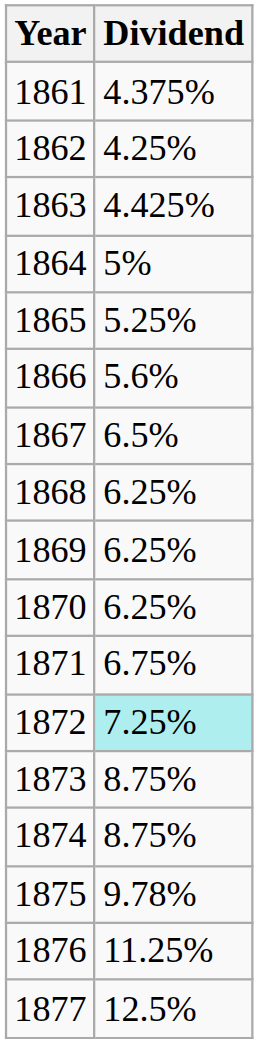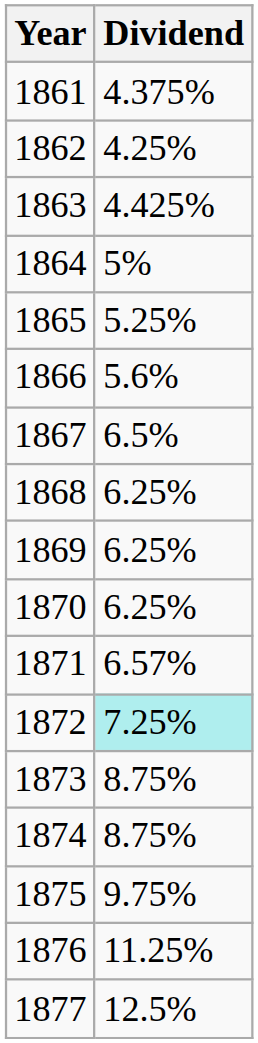(150, 664) 6.75% -> (150, 664) 6.57%
(150, 893) 9.78% -> (150, 893) 9.75%
